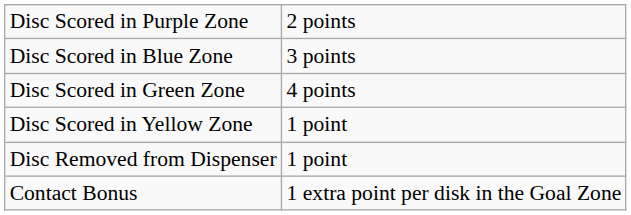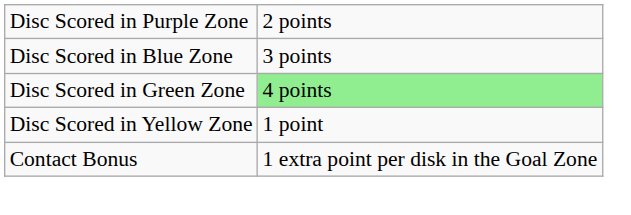(321, 90) no background -> (297, 90) lightgreen background
- row: (143, 158)
